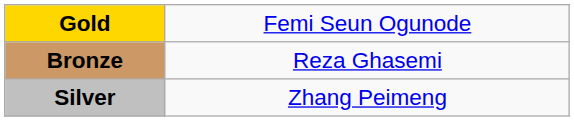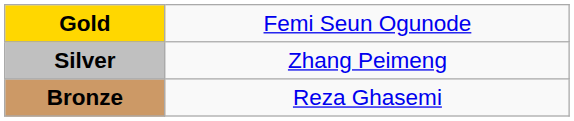rows swapped: (85, 96) <-> (85, 59)
